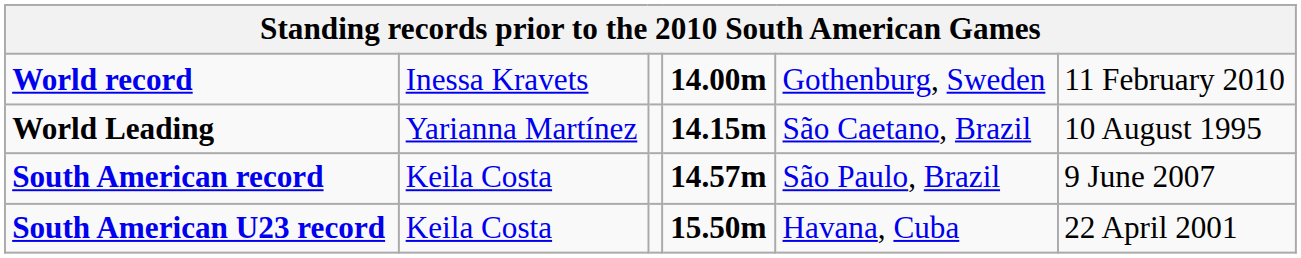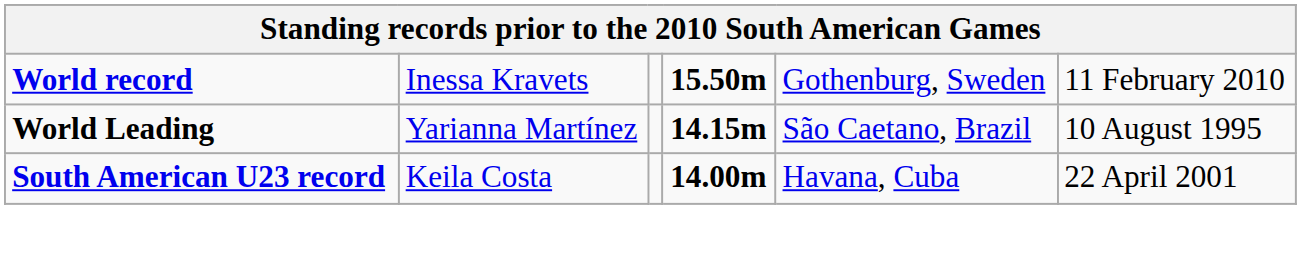(718, 78) 14.00m -> (718, 78) 15.50m
- row: (168, 177)
(718, 227) 15.50m -> (718, 177) 14.00m
